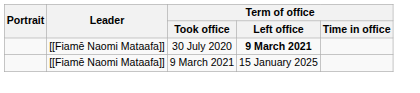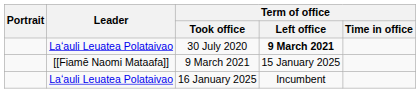(107, 46) [[Fiamē Naomi Mataafa]] -> (111, 46) Laʻauli Leuatea Polataivao
+ row: (217, 79)
